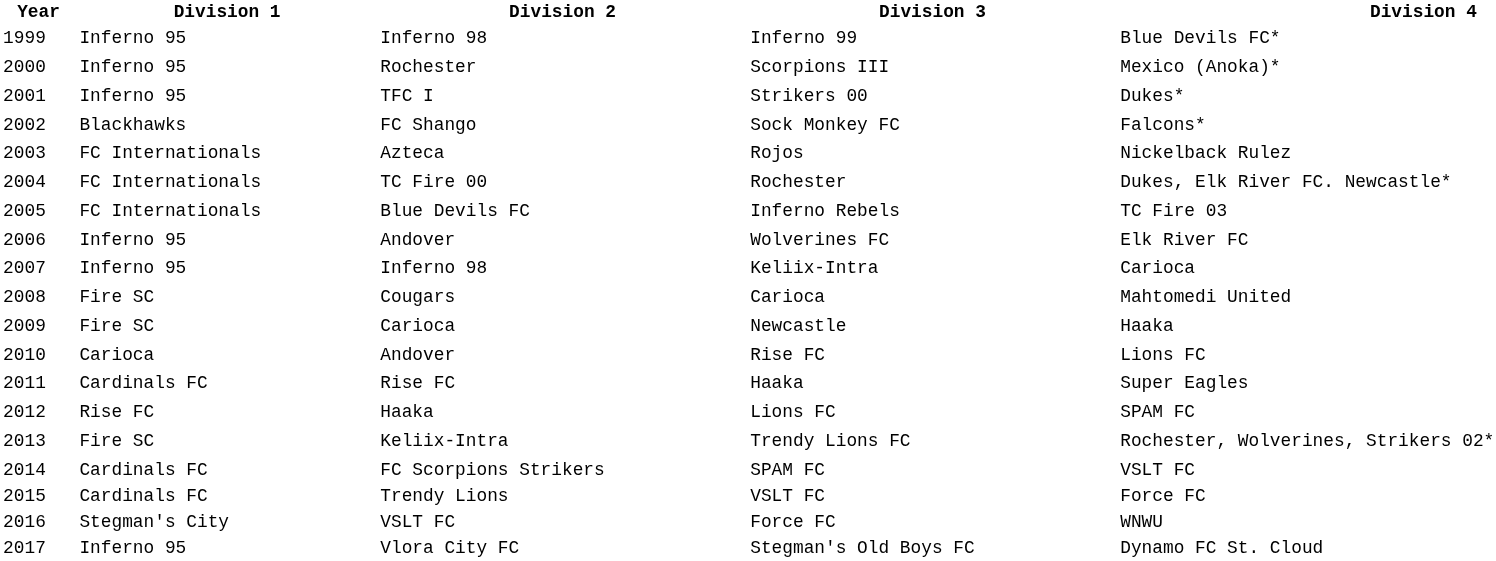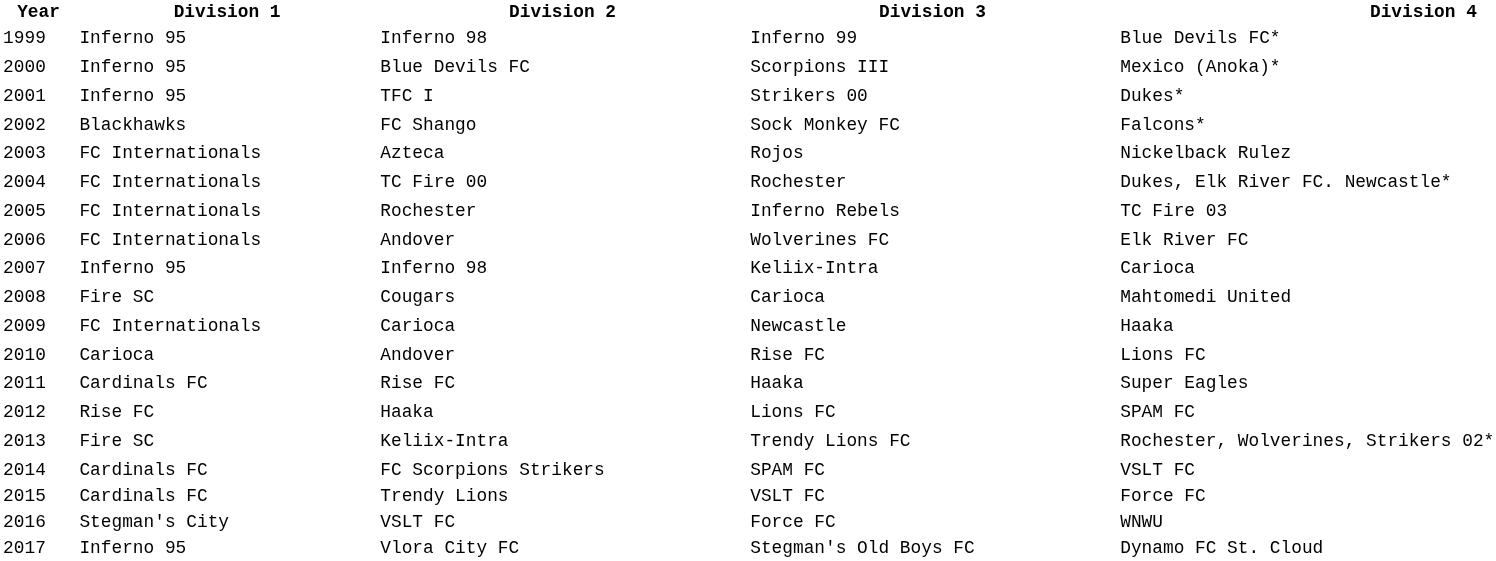(428, 67) Rochester -> (455, 67) Blue Devils FC
(455, 211) Blue Devils FC -> (428, 211) Rochester
(133, 240) Inferno 95 -> (170, 240) FC Internationals
(117, 326) Fire SC -> (170, 326) FC Internationals
